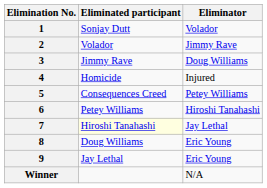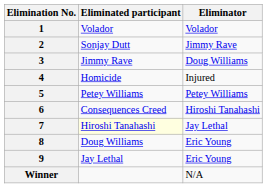(105, 28) Sonjay Dutt -> (97, 28) Volador
(97, 45) Volador -> (105, 45) Sonjay Dutt
(124, 93) Consequences Creed -> (112, 93) Petey Williams
(112, 110) Petey Williams -> (124, 110) Consequences Creed
